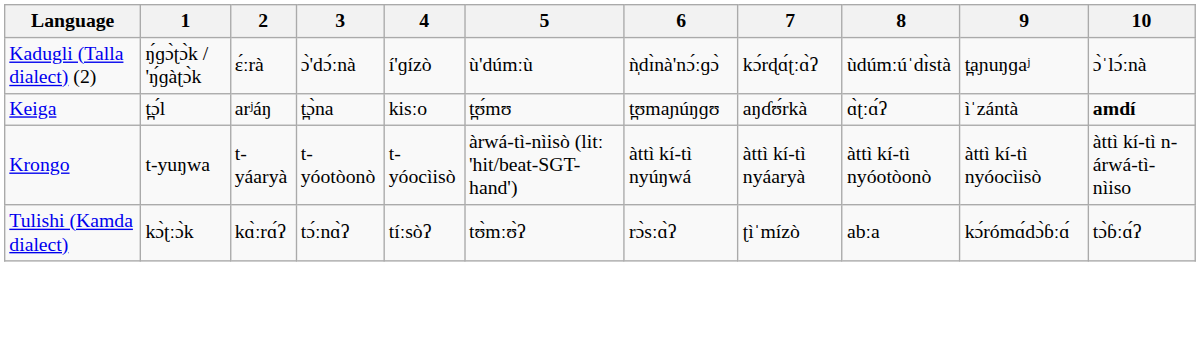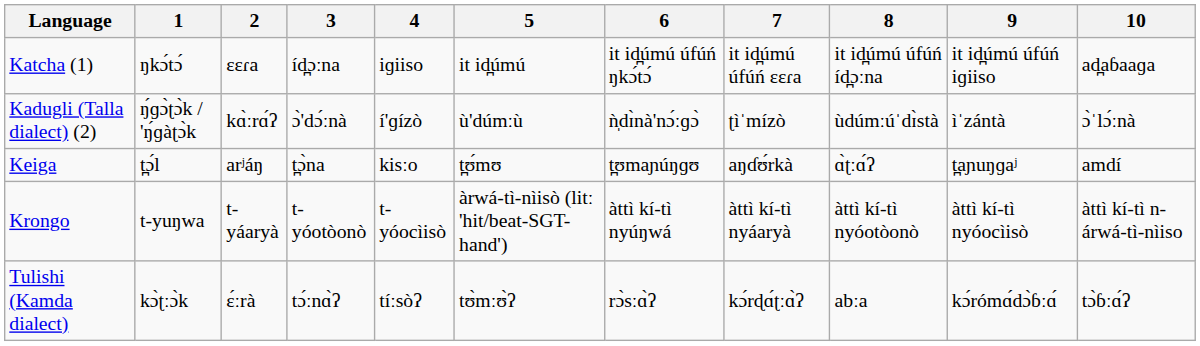+ row: (51, 65)
(249, 65) ɛ́ːrà -> (252, 121) kɑ̀ːrɑ́ʔ
(781, 65) kɔ́rɖɑ́ʈːɑ̀ʔ -> (757, 121) ʈìˈmízò
(997, 65) t̪aɲuŋɡaʲ -> (979, 121) ìˈzántà
(991, 109) ìˈzántà -> (984, 165) t̪aɲuŋɡaʲ
(1114, 109) bold -> (1102, 165) normal
(260, 232) kɑ̀ːrɑ́ʔ -> (241, 300) ɛ́ːrà
(771, 232) ʈìˈmízò -> (766, 300) kɔ́rɖɑ́ʈːɑ̀ʔ
